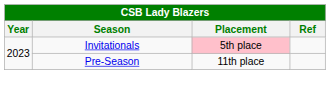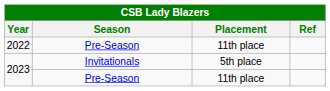+ row: (18, 45)
(241, 45) pink background -> (241, 62) no background
